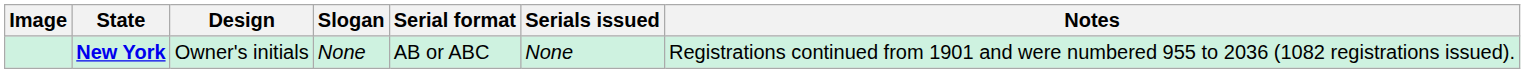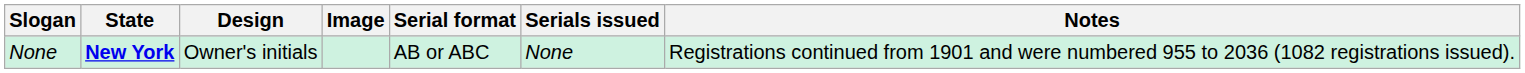columns swapped: (38, 20) <-> (351, 20)
